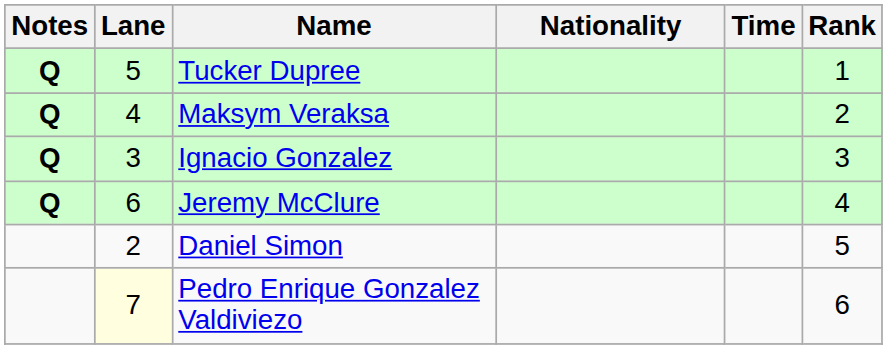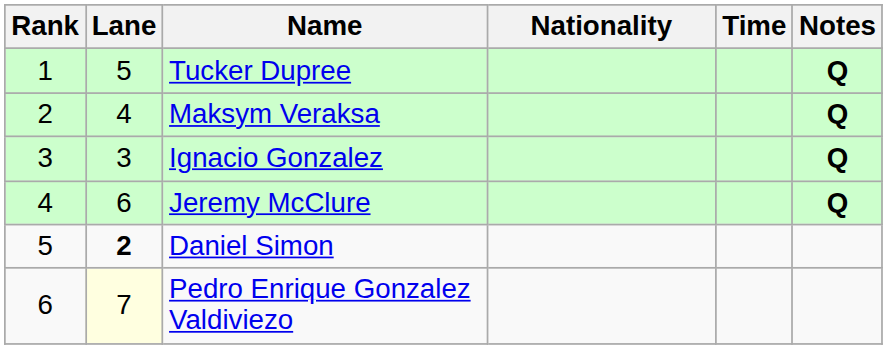columns swapped: (842, 26) <-> (50, 26)
(133, 245) normal -> (124, 245) bold
